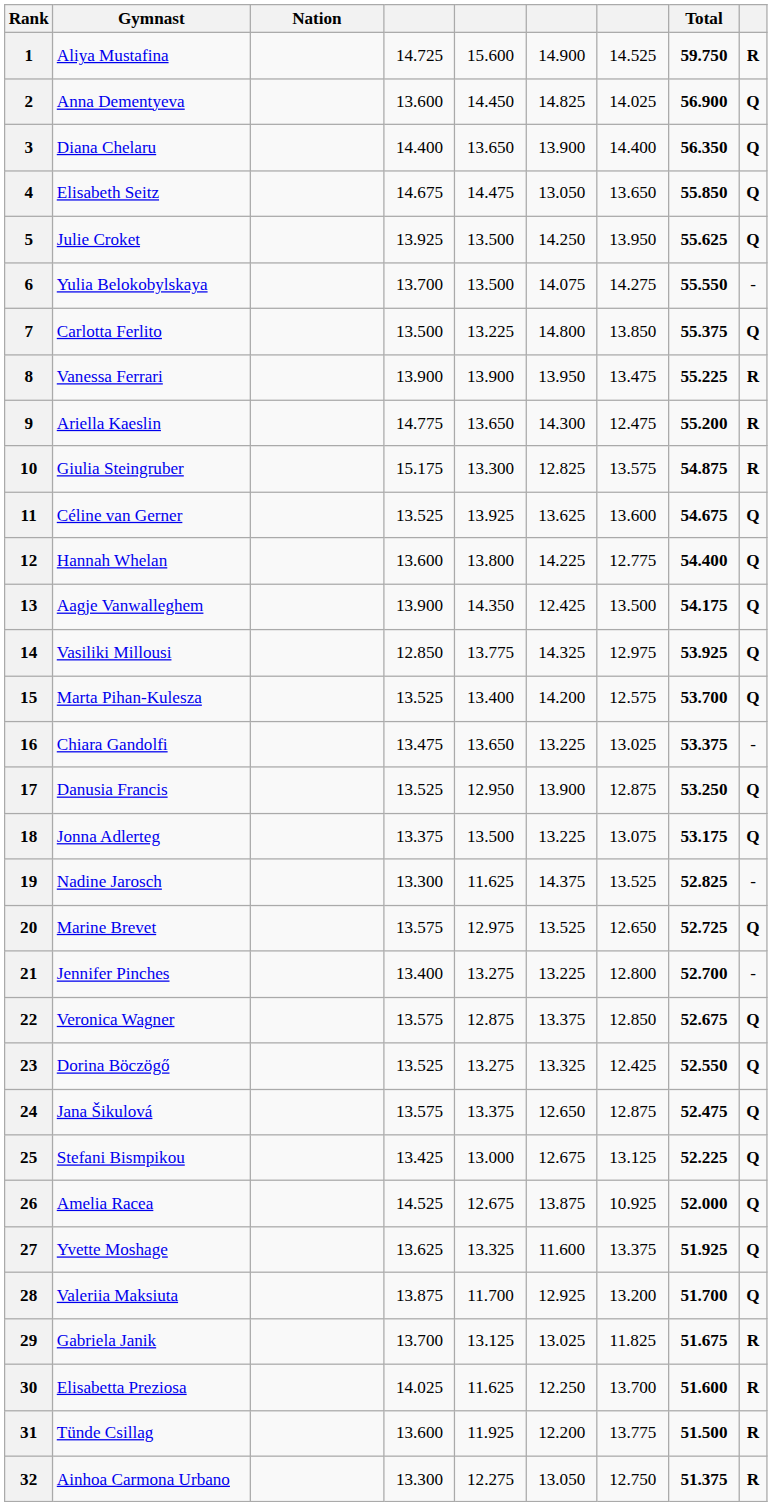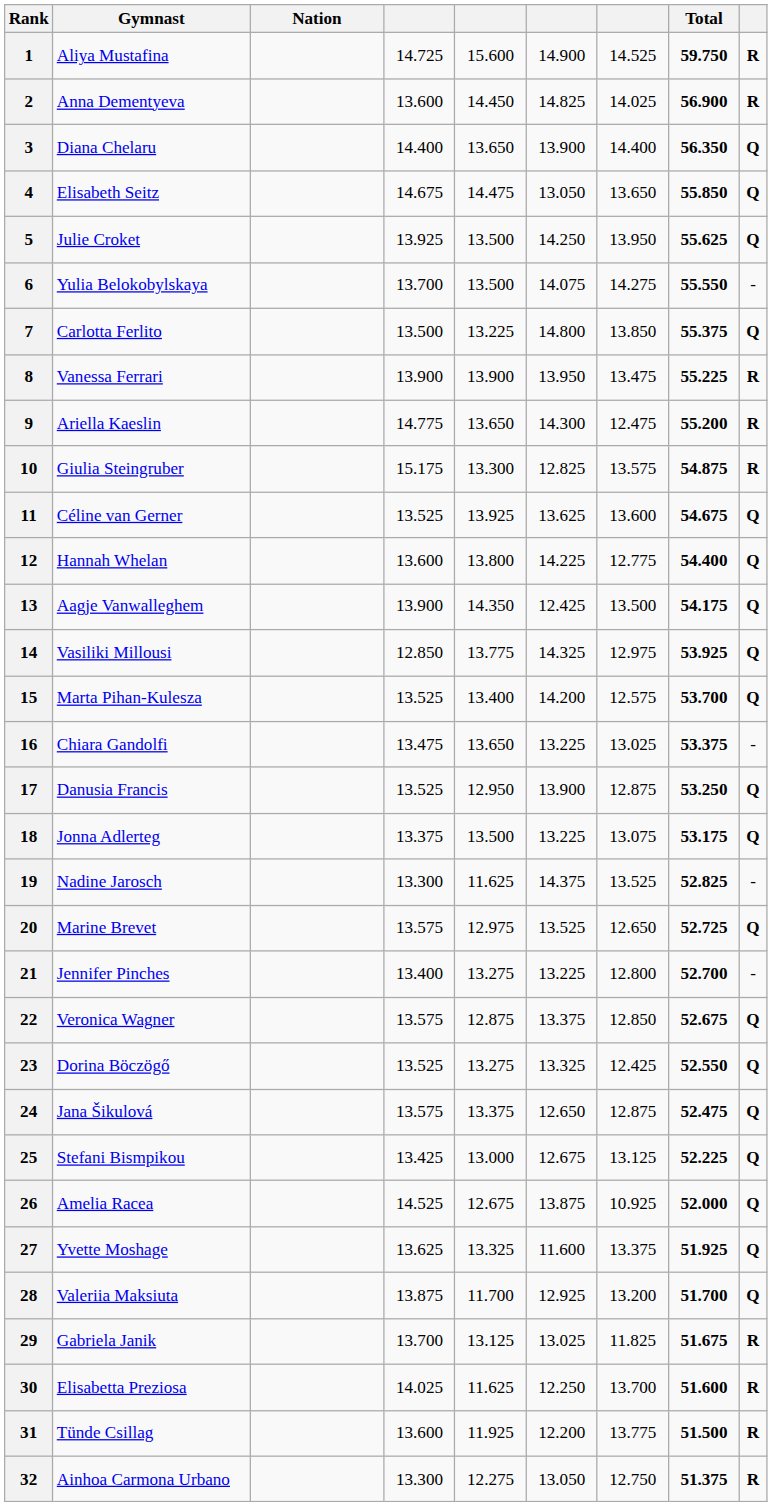(753, 101) Q -> (753, 101) R
